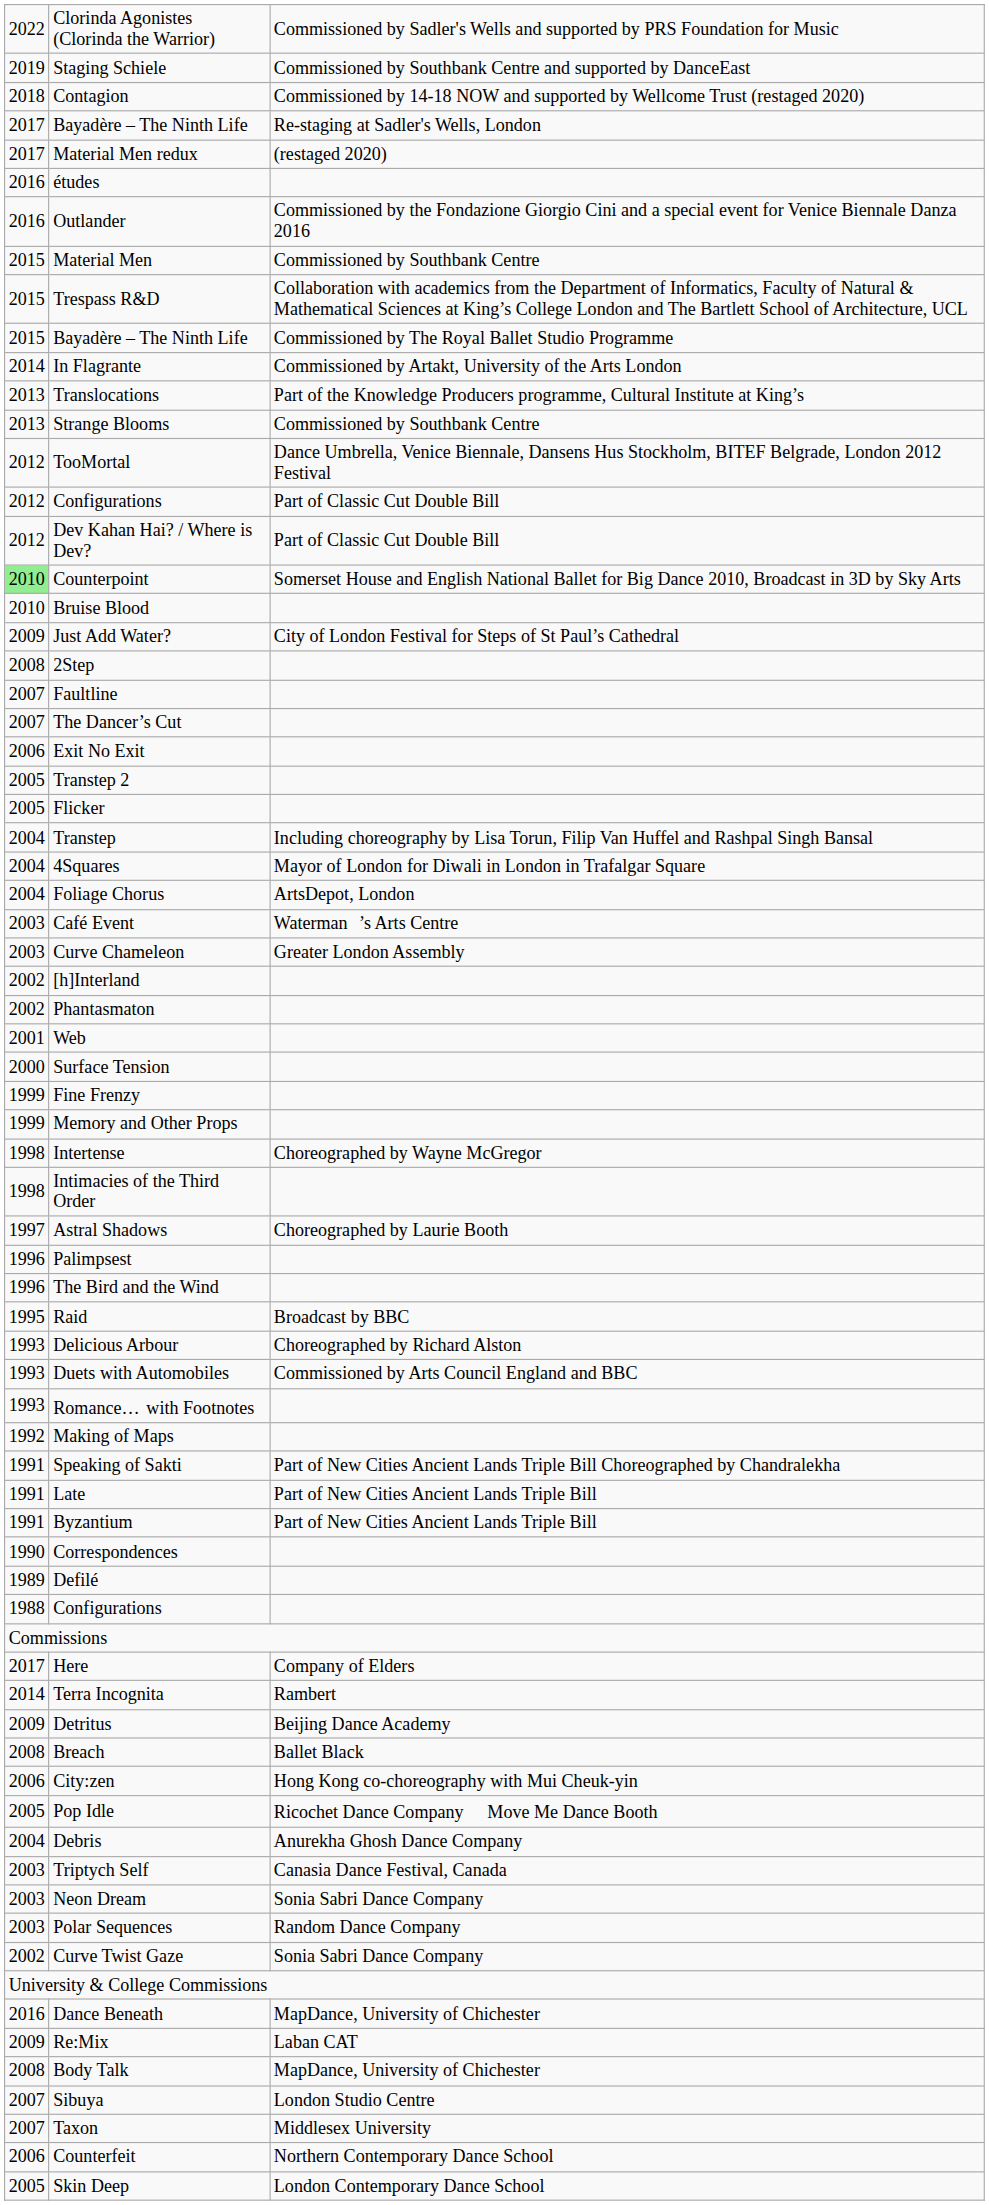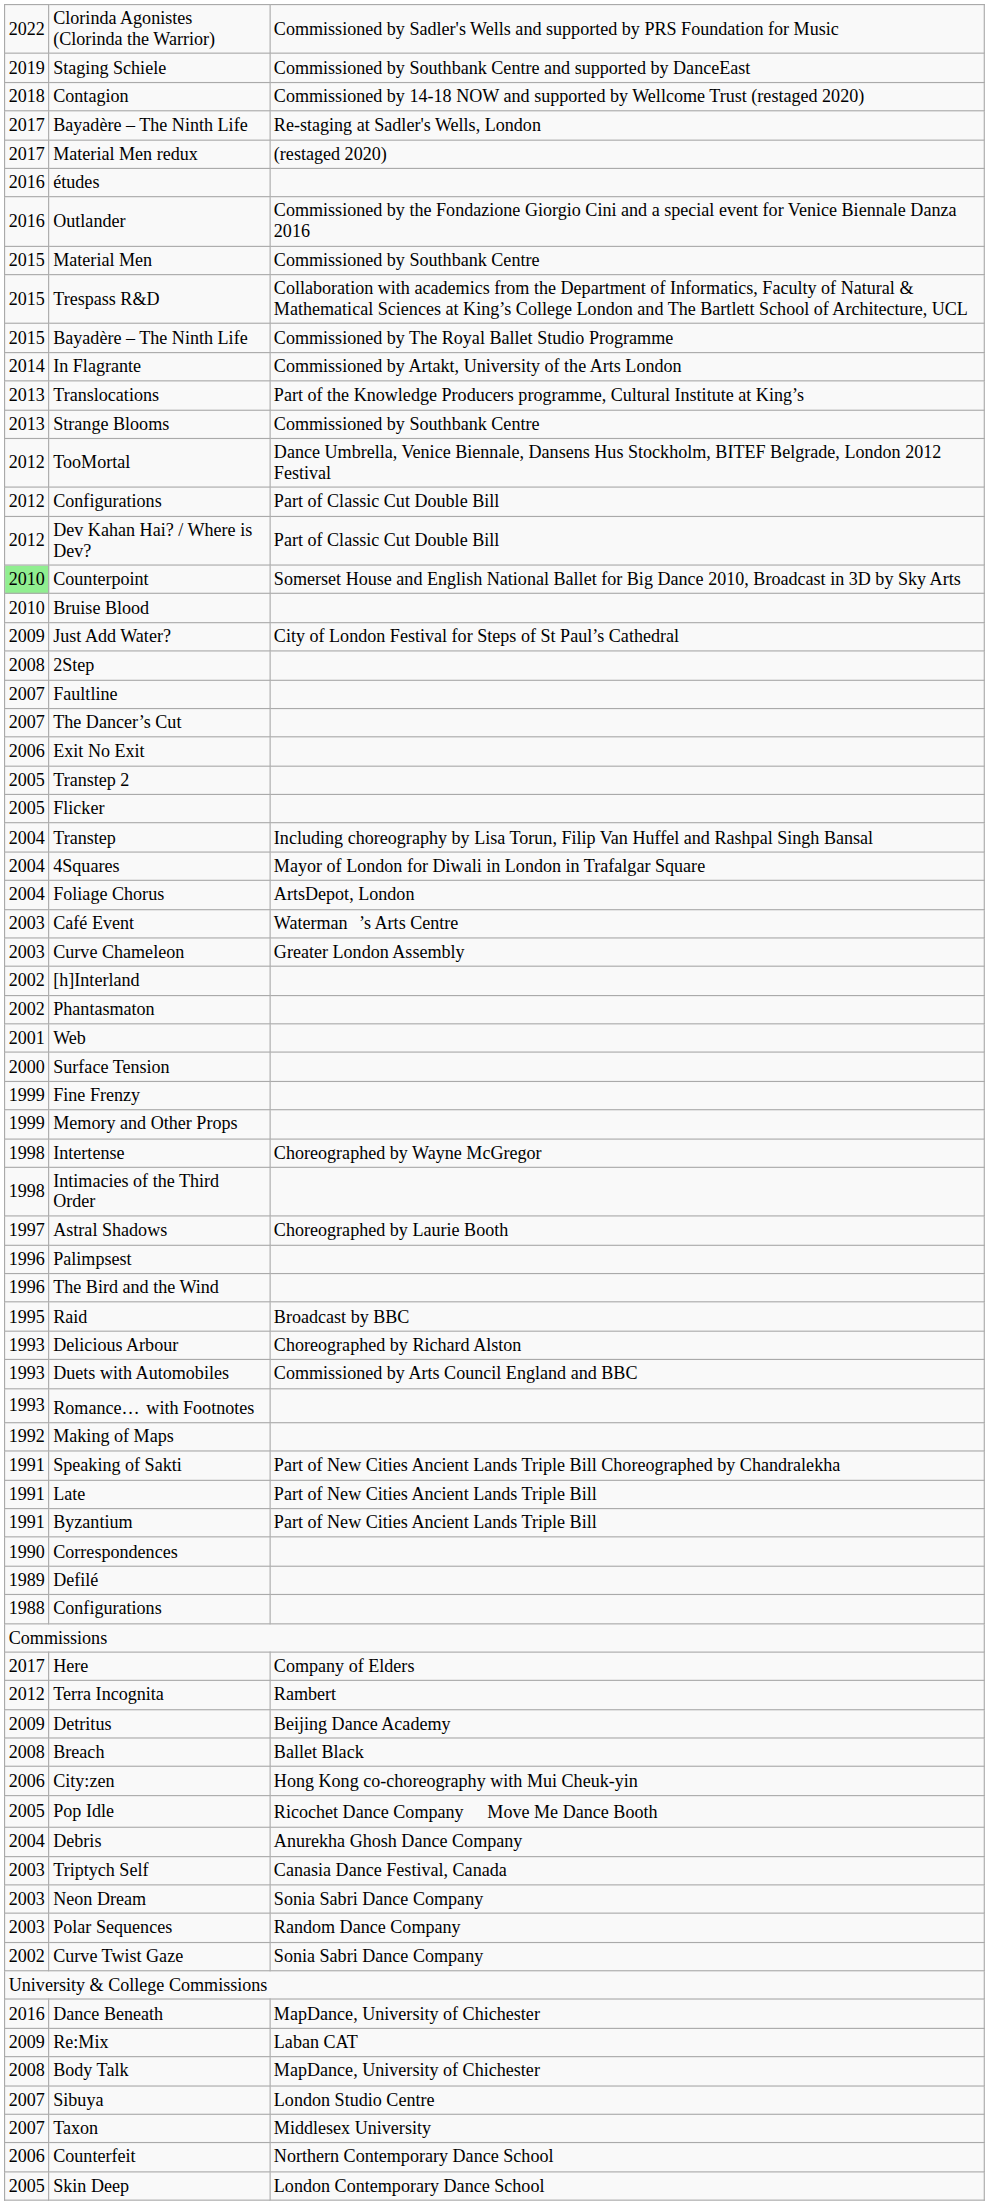(27, 1694) 2014 -> (27, 1694) 2012
